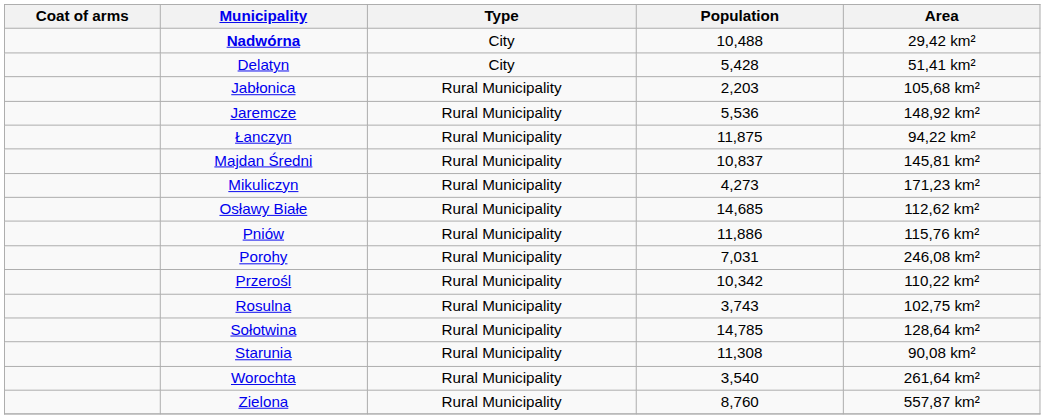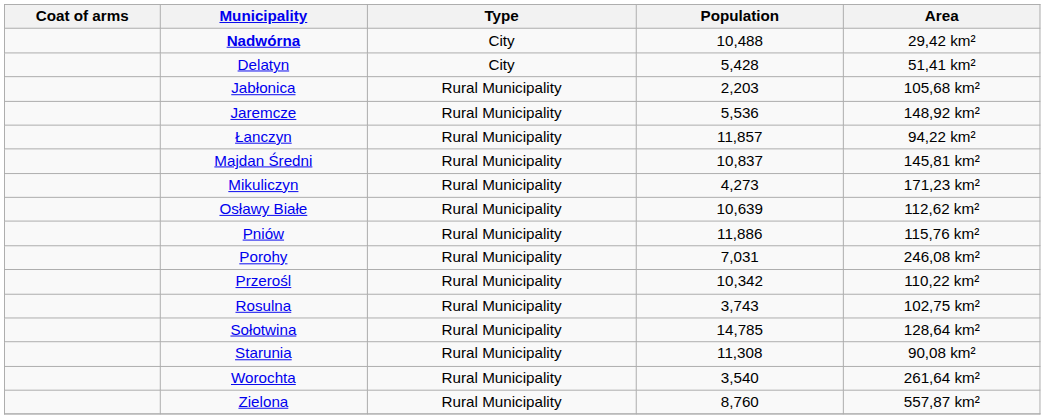(740, 137) 11,875 -> (740, 137) 11,857
(740, 209) 14,685 -> (740, 209) 10,639
